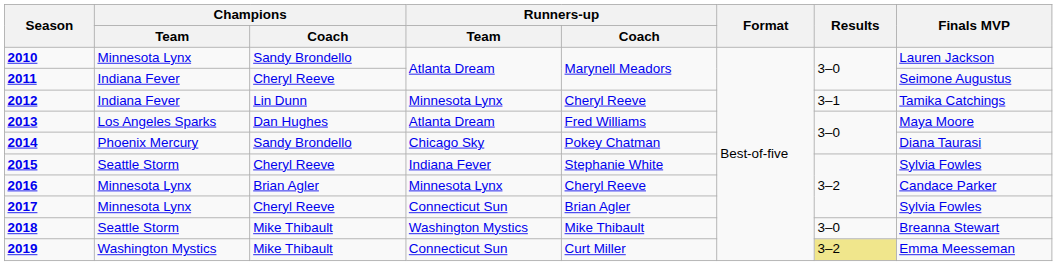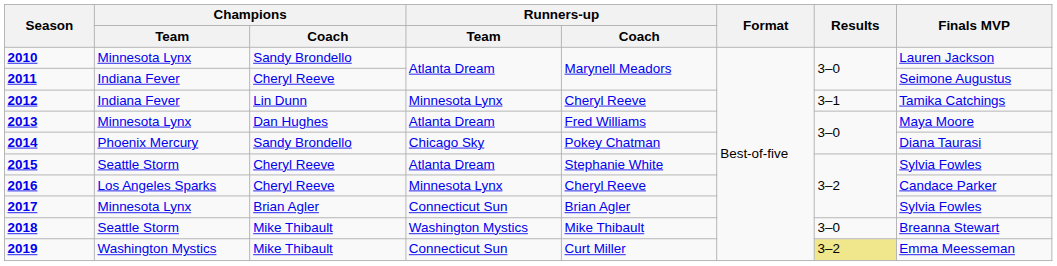(157, 121) Los Angeles Sparks -> (144, 121) Minnesota Lynx
(450, 164) Indiana Fever -> (452, 164) Atlanta Dream
(144, 185) Minnesota Lynx -> (157, 185) Los Angeles Sparks
(286, 185) Brian Agler -> (294, 185) Cheryl Reeve
(294, 206) Cheryl Reeve -> (286, 206) Brian Agler
